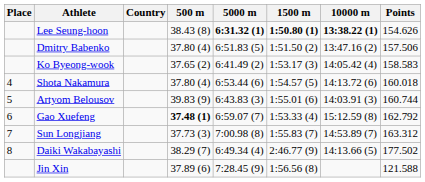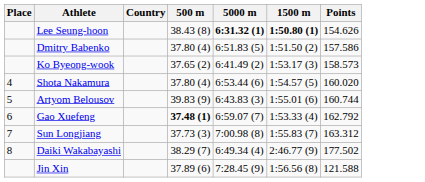- column: (350, 13)
(400, 47) 157.506 -> (341, 47) 157.586
(400, 64) 158.583 -> (341, 64) 158.573
(400, 82) 160.018 -> (341, 82) 160.020
